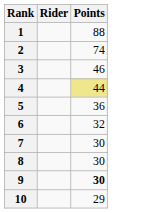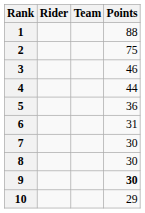+ column: (87, 13)
(99, 50) 74 -> (132, 50) 75
(99, 87) khaki background -> (132, 87) no background
(99, 124) 32 -> (132, 124) 31
